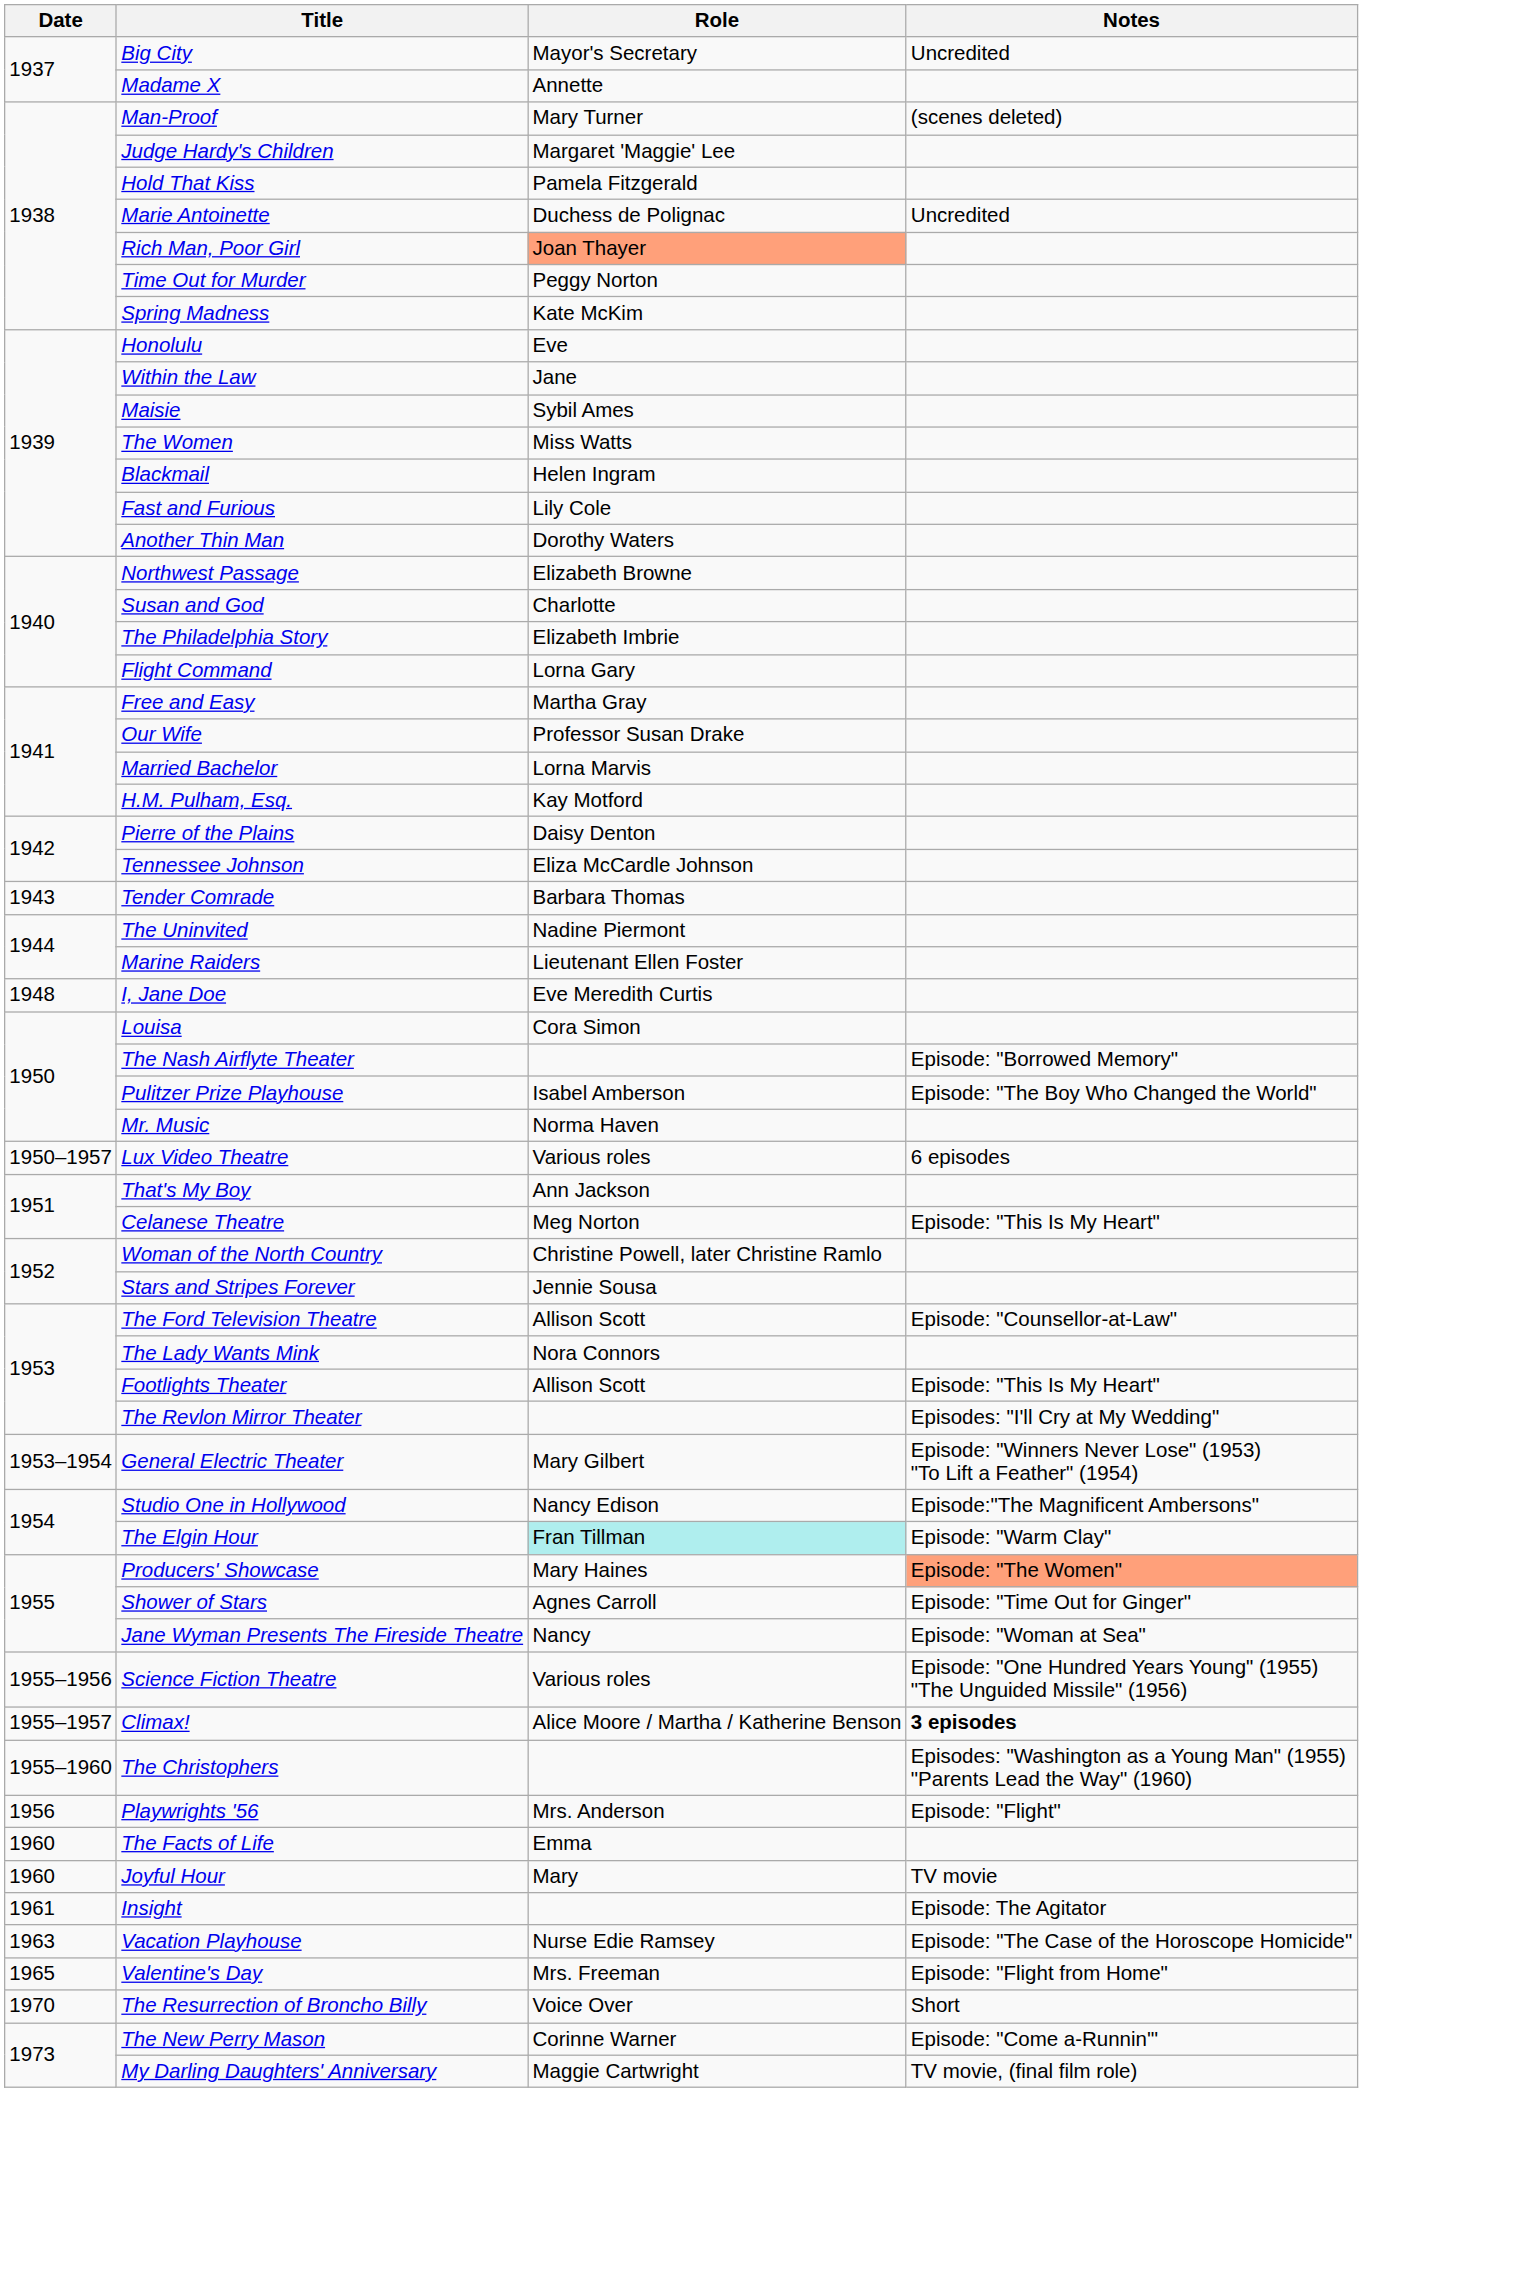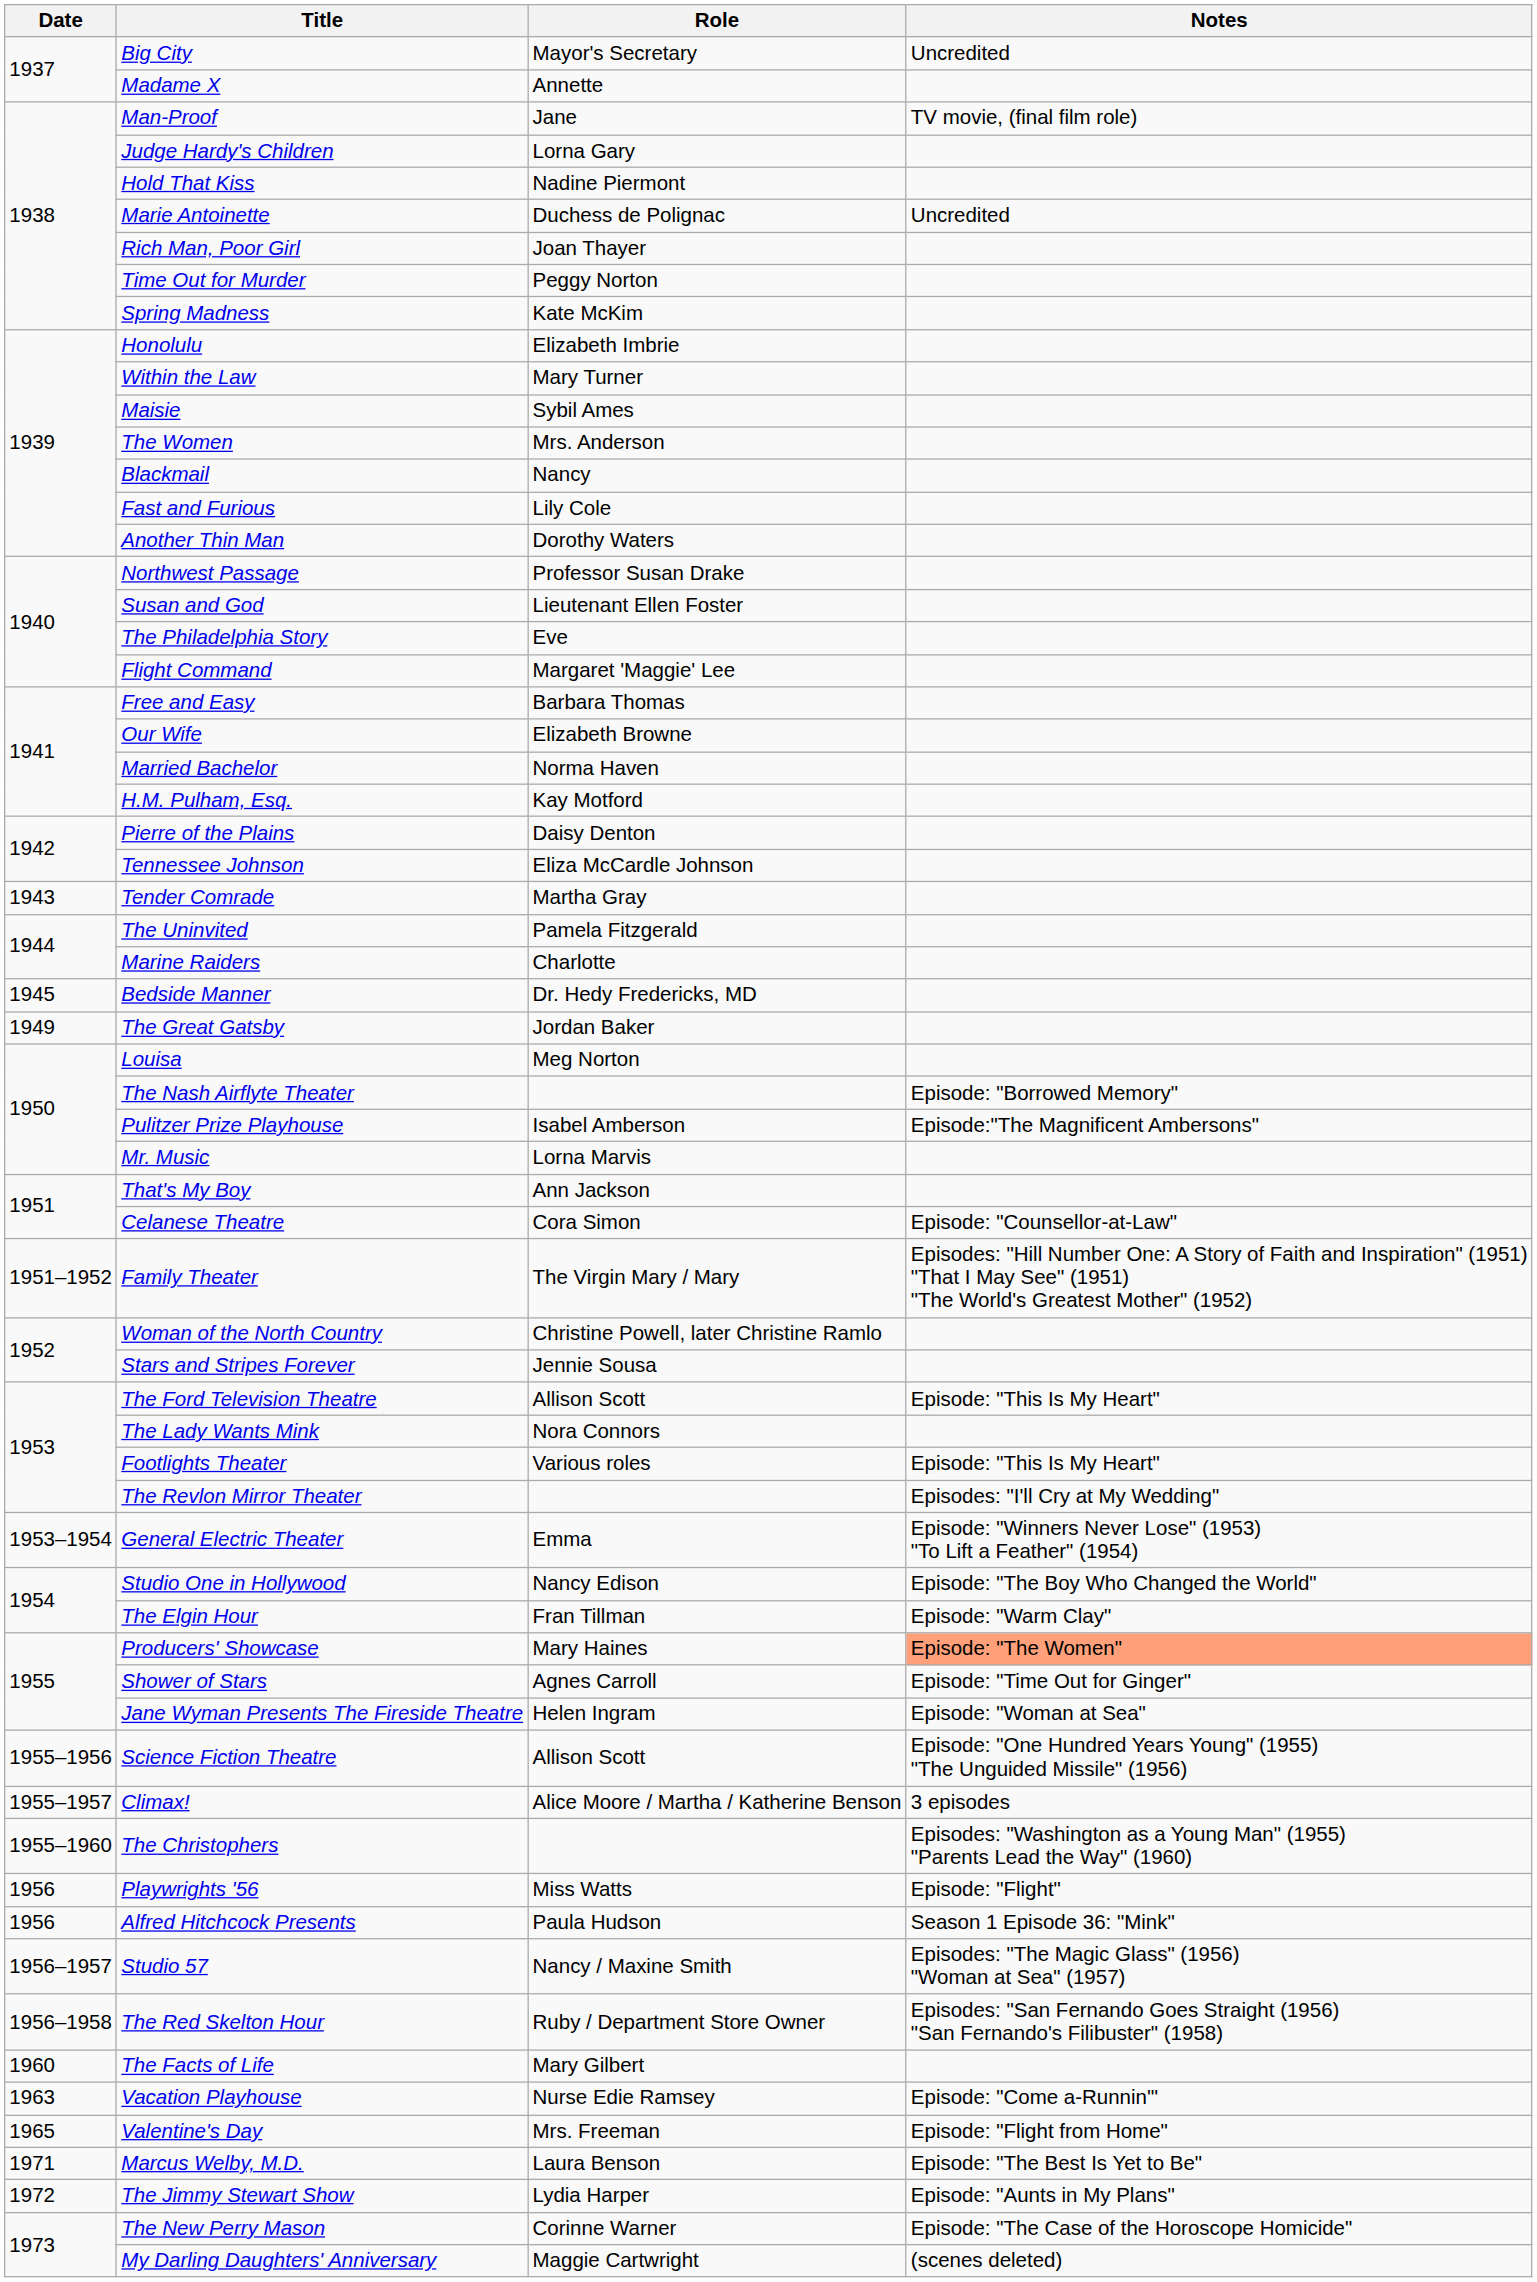(588, 118) Mary Turner -> (555, 118) Jane
(987, 118) (scenes deleted) -> (1024, 118) TV movie, (final film role)
(634, 150) Margaret 'Maggie' Lee -> (584, 150) Lorna Gary
(615, 183) Pamela Fitzgerald -> (609, 183) Nadine Piermont
(589, 248) lightsalmon background -> (589, 248) no background
(550, 345) Eve -> (606, 345) Elizabeth Imbrie
(555, 378) Jane -> (588, 378) Mary Turner
(582, 442) Miss Watts -> (599, 442) Mrs. Anderson
(594, 475) Helen Ingram -> (562, 475) Nancy
(612, 572) Elizabeth Browne -> (638, 572) Professor Susan Drake
(574, 605) Charlotte -> (638, 605) Lieutenant Ellen Foster
(606, 637) Elizabeth Imbrie -> (550, 637) Eve
(584, 670) Lorna Gary -> (634, 670) Margaret 'Maggie' Lee
(589, 702) Martha Gray -> (609, 702) Barbara Thomas
(638, 735) Professor Susan Drake -> (612, 735) Elizabeth Browne
(592, 767) Lorna Marvis -> (596, 767) Norma Haven
(609, 897) Barbara Thomas -> (589, 897) Martha Gray
(609, 930) Nadine Piermont -> (615, 930) Pamela Fitzgerald
(638, 962) Lieutenant Ellen Foster -> (574, 962) Charlotte
+ row: (196, 995)
- row: (174, 995)
+ row: (203, 1027)
(587, 1027) Cora Simon -> (586, 1060) Meg Norton
(1114, 1092) Episode: "The Boy Who Changed the World" -> (1085, 1125) Episode:"The Magnificent Ambersons"
(596, 1125) Norma Haven -> (592, 1157) Lorna Marvis
- row: (205, 1157)
(586, 1222) Meg Norton -> (587, 1222) Cora Simon
(1035, 1222) Episode: "This Is My Heart" -> (1044, 1222) Episode: "Counsellor-at-Law"
+ row: (190, 1278)
(1044, 1319) Episode: "Counsellor-at-Law" -> (1035, 1398) Episode: "This Is My Heart"
(589, 1384) Allison Scott -> (592, 1463) Various roles
(588, 1461) Mary Gilbert -> (562, 1539) Emma
(1085, 1505) Episode:"The Magnificent Ambersons" -> (1114, 1583) Episode: "The Boy Who Changed the World"
(589, 1537) paleturquoise background -> (589, 1616) no background
(562, 1635) Nancy -> (594, 1713) Helen Ingram
(592, 1679) Various roles -> (589, 1757) Allison Scott
(964, 1723) bold -> (960, 1801) normal
(599, 1811) Mrs. Anderson -> (582, 1889) Miss Watts
+ row: (239, 1922)
+ row: (165, 1966)
+ row: (223, 2021)
(562, 1843) Emma -> (588, 2065) Mary Gilbert
- row: (173, 1876)
- row: (151, 1908)
(1132, 1941) Episode: "The Case of the Horoscope Homicide" -> (1034, 2098) Episode: "Come a-Runnin'"
- row: (274, 2006)
+ row: (213, 2163)
+ row: (237, 2195)
(1034, 2038) Episode: "Come a-Runnin'" -> (1132, 2228) Episode: "The Case of the Horoscope Homicide"
(1024, 2071) TV movie, (final film role) -> (987, 2260) (scenes deleted)
